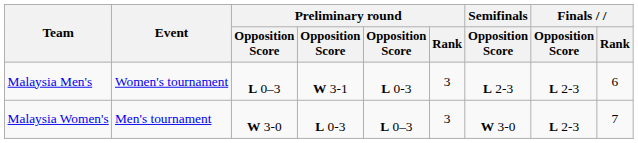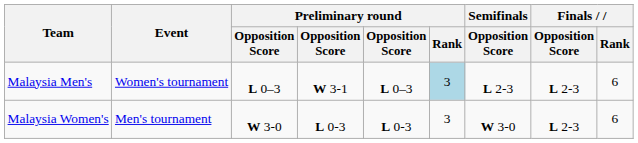(396, 89) L 0-3 -> (396, 89) L 0–3
(447, 81) no background -> (447, 81) lightblue background
(396, 127) L 0–3 -> (396, 127) L 0-3
(615, 119) 7 -> (615, 119) 6
